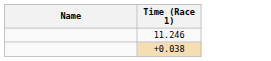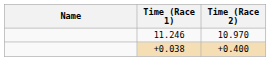+ column: (233, 16)
